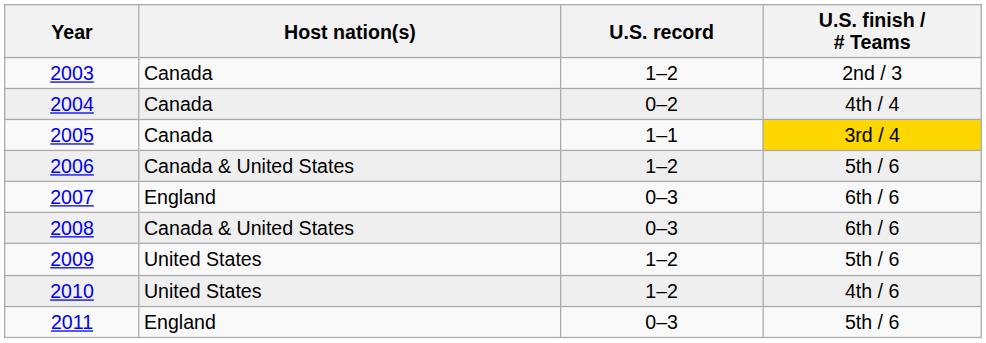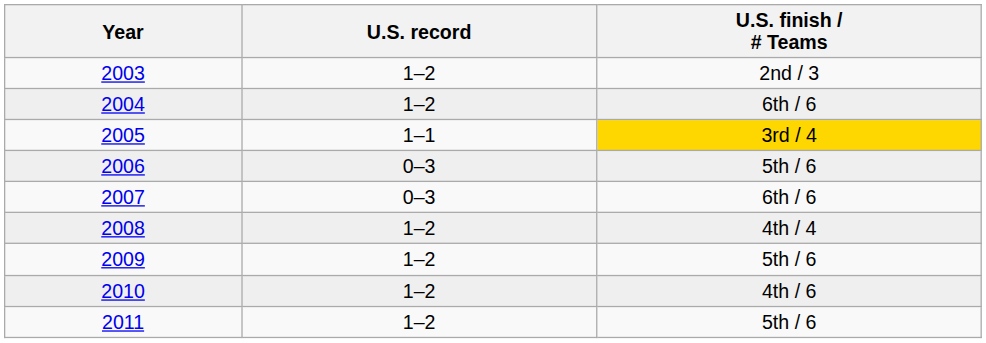- column: (350, 31)
(662, 104) 0–2 -> (419, 104) 1–2
(872, 104) 4th / 4 -> (789, 104) 6th / 6
(662, 166) 1–2 -> (419, 166) 0–3
(662, 229) 0–3 -> (419, 229) 1–2
(872, 229) 6th / 6 -> (789, 229) 4th / 4
(662, 322) 0–3 -> (419, 322) 1–2
